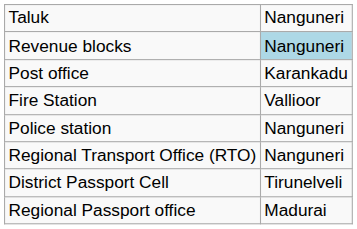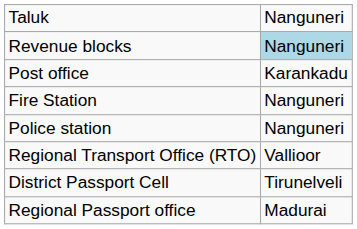(292, 100) Vallioor -> (304, 100) Nanguneri
(304, 155) Nanguneri -> (292, 155) Vallioor
